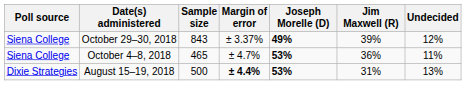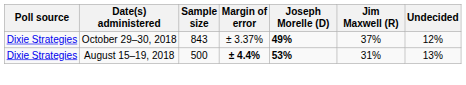(38, 39) Siena College -> (42, 39) Dixie Strategies
(371, 39) 39% -> (371, 39) 37%
- row: (129, 55)
